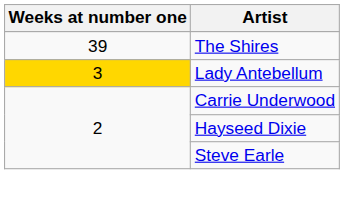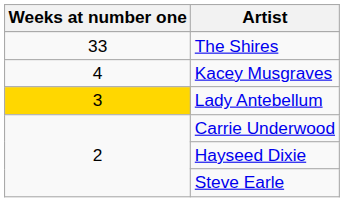(98, 45) 39 -> (98, 45) 33
+ row: (263, 73)
